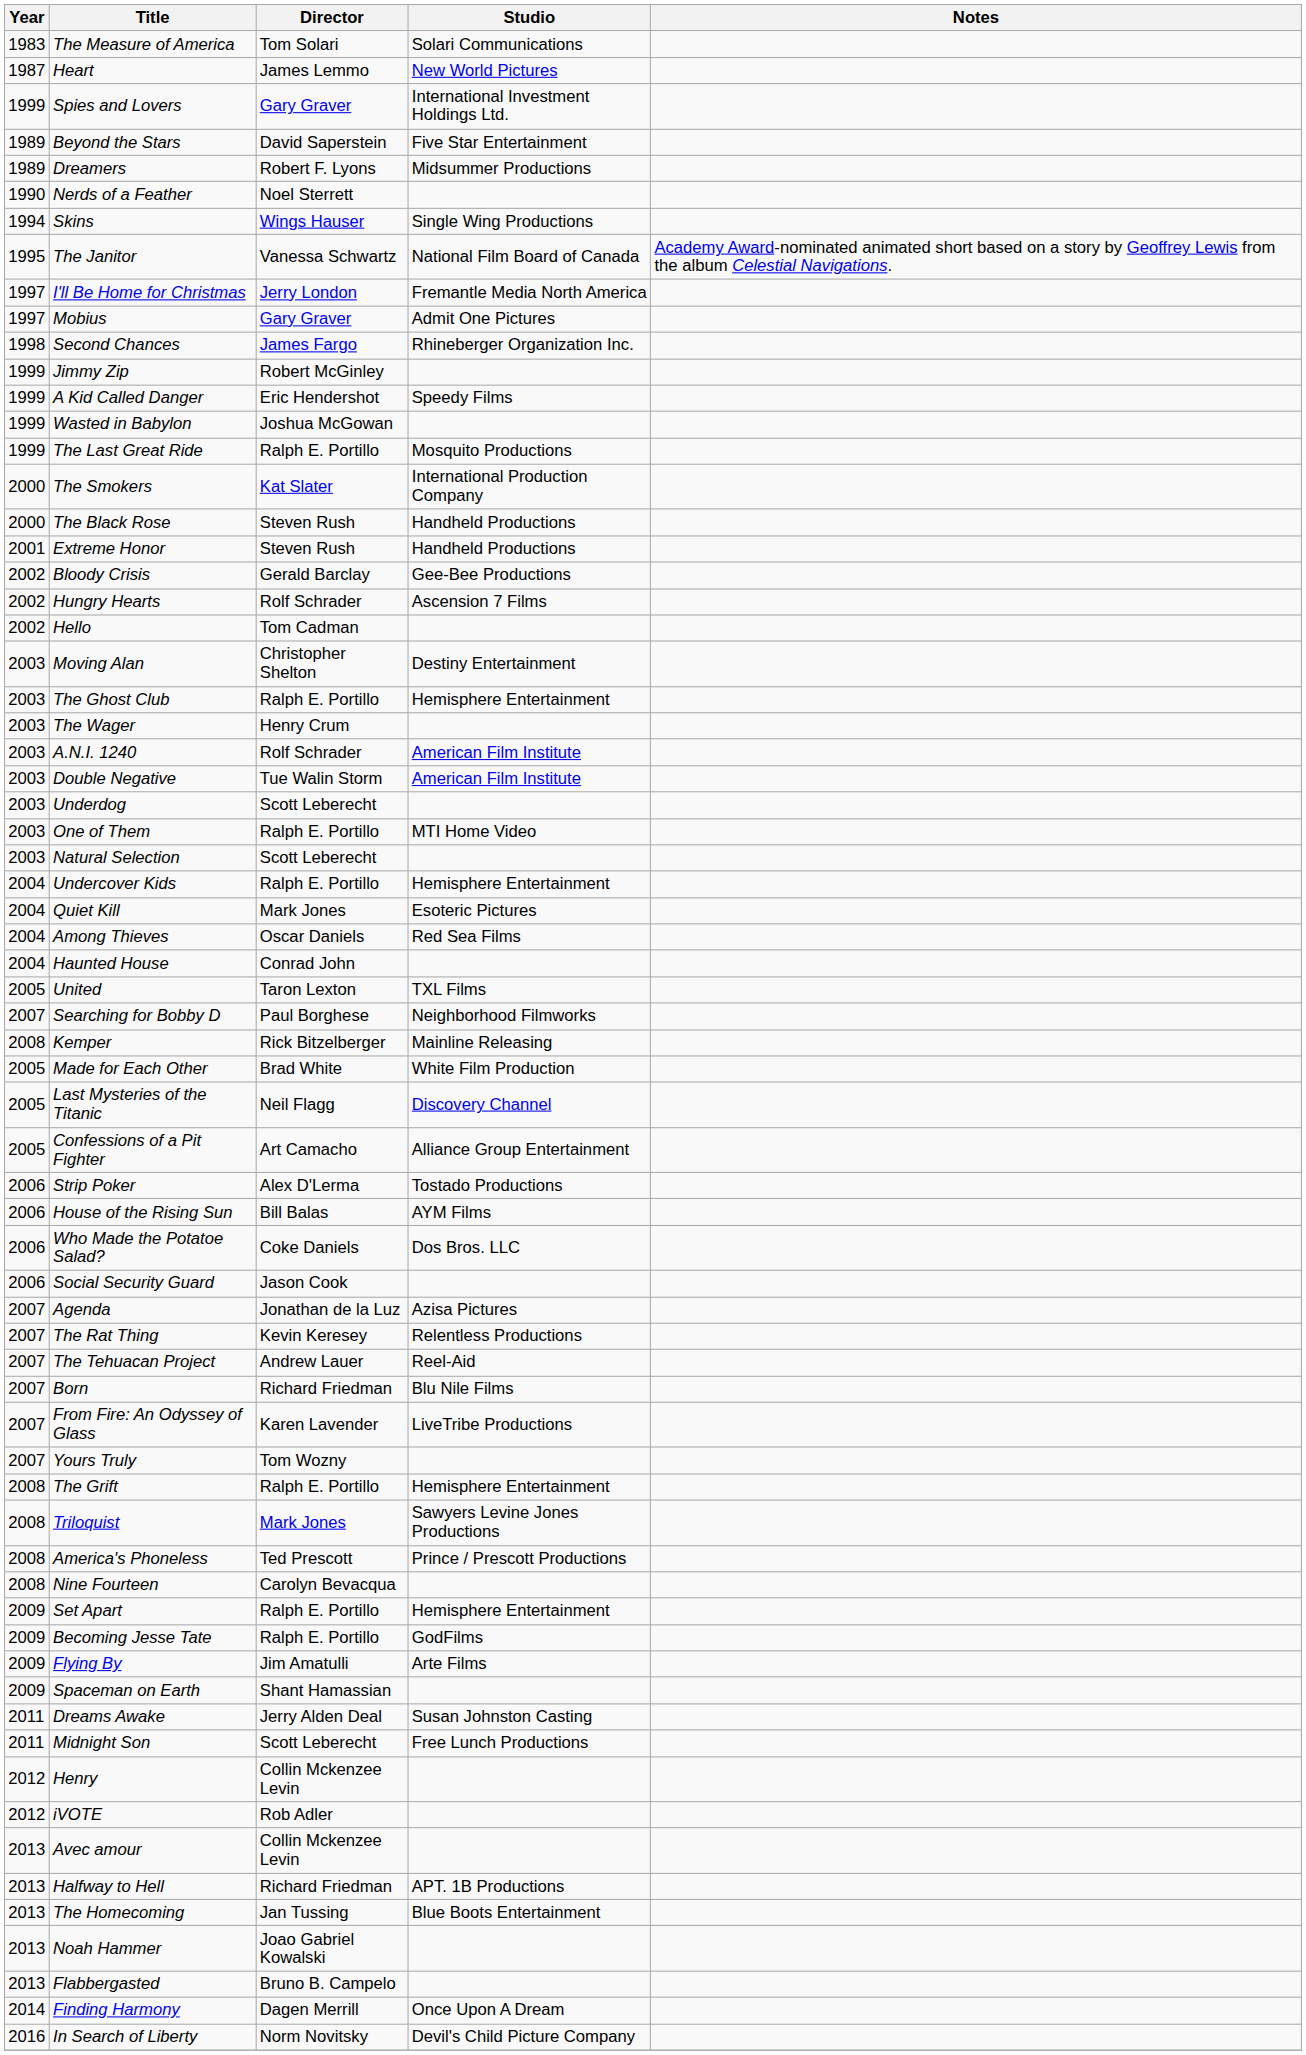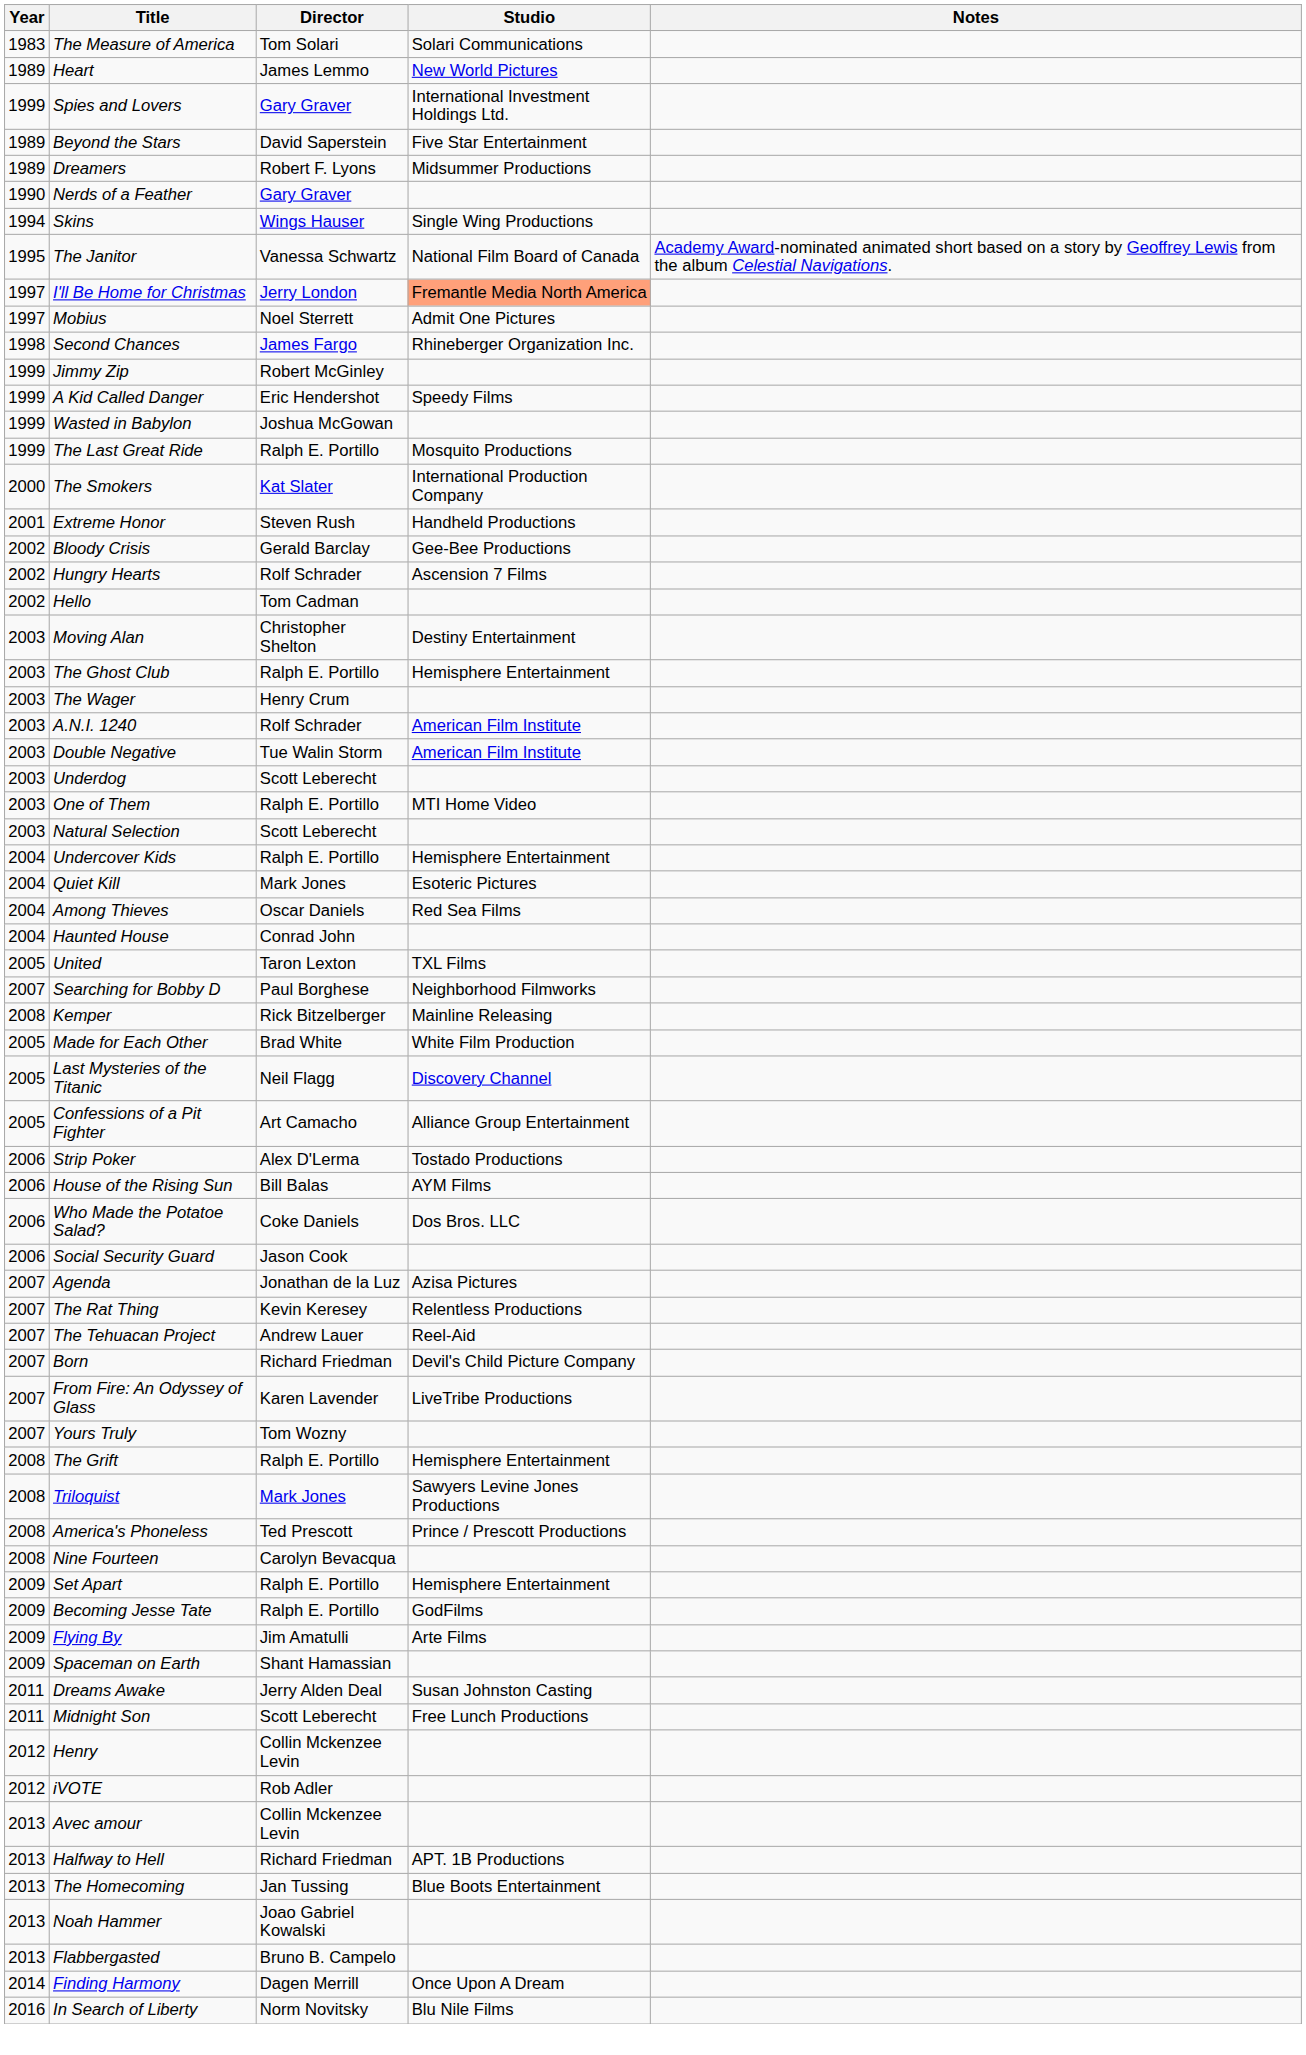(27, 70) 1987 -> (27, 70) 1989
(306, 194) Noel Sterrett -> (306, 194) Gary Graver
(529, 292) no background -> (529, 292) lightsalmon background
(306, 319) Gary Graver -> (306, 319) Noel Sterrett
- row: (112, 522)
(463, 1389) Blu Nile Films -> (523, 1362) Devil's Child Picture Company
(523, 2036) Devil's Child Picture Company -> (463, 2010) Blu Nile Films
